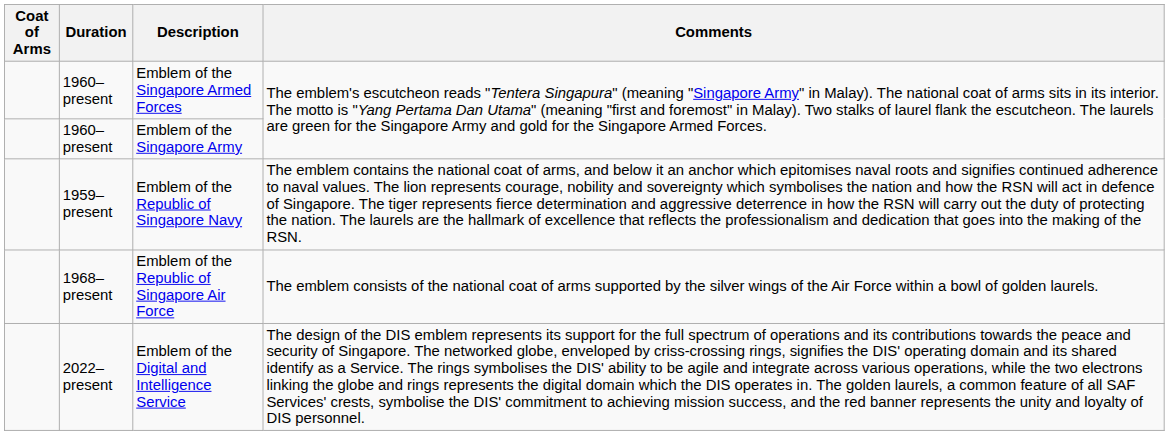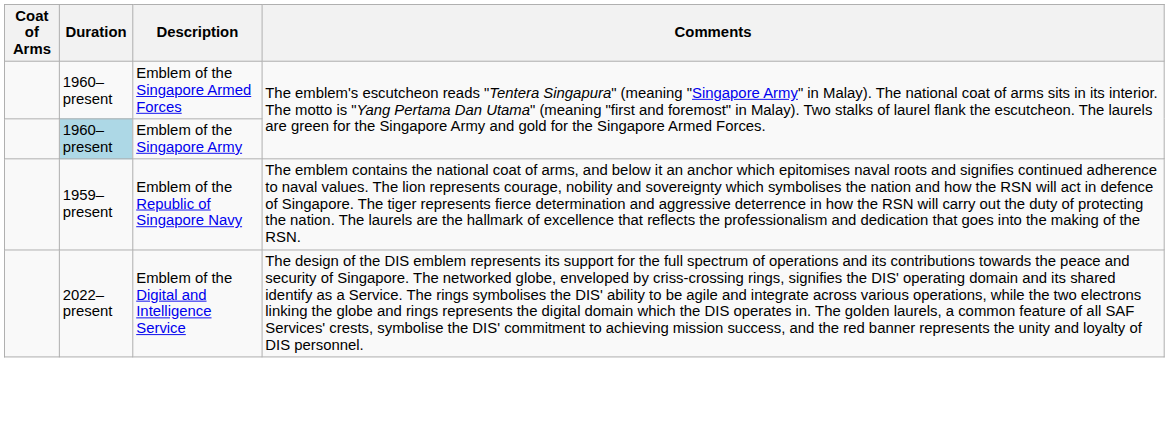(88, 138) no background -> (88, 138) lightblue background
- row: (184, 286)
